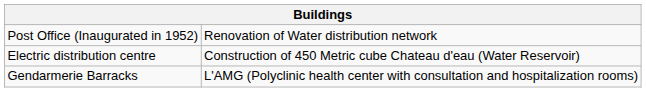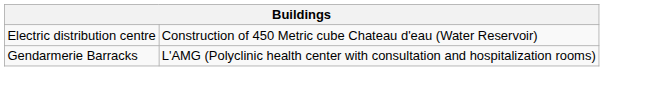- row: (103, 35)
